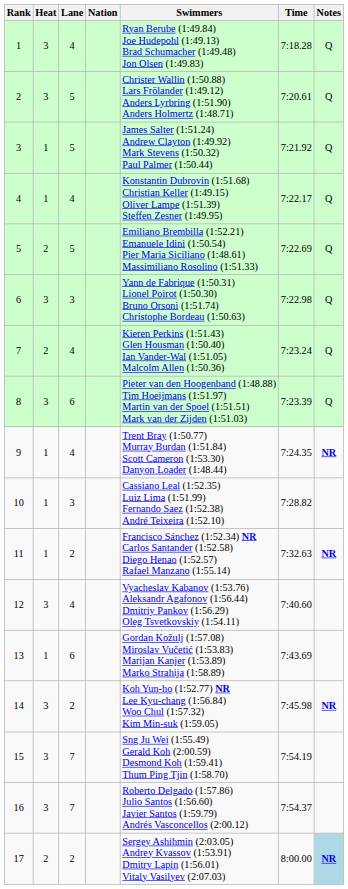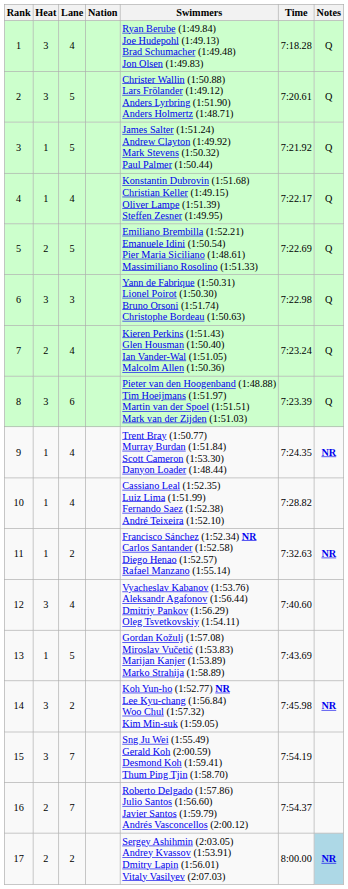(72, 503) 3 -> (72, 503) 4
(72, 655) 6 -> (72, 655) 5
(46, 808) 3 -> (46, 808) 2
